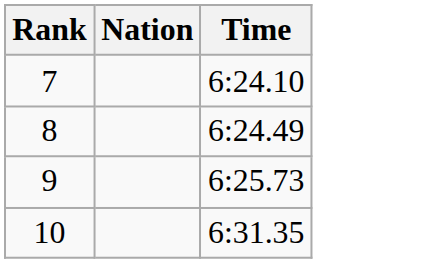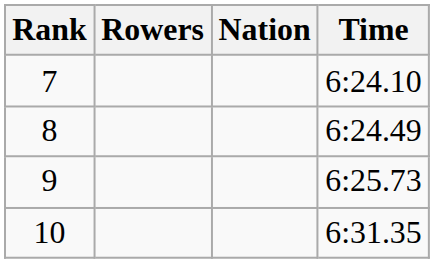+ column: (153, 29)
